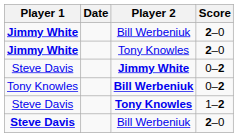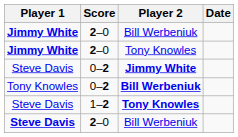columns swapped: (215, 13) <-> (96, 13)
